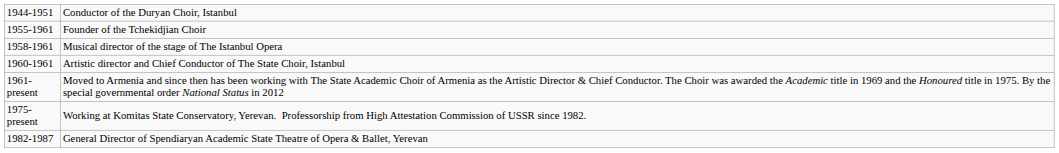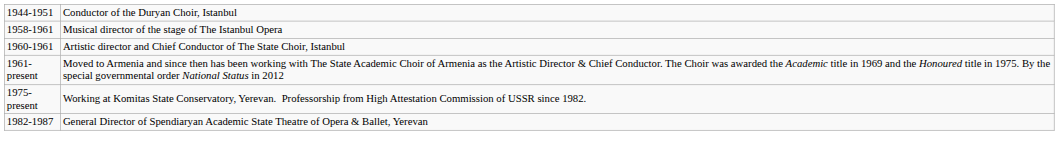- row: (134, 30)
